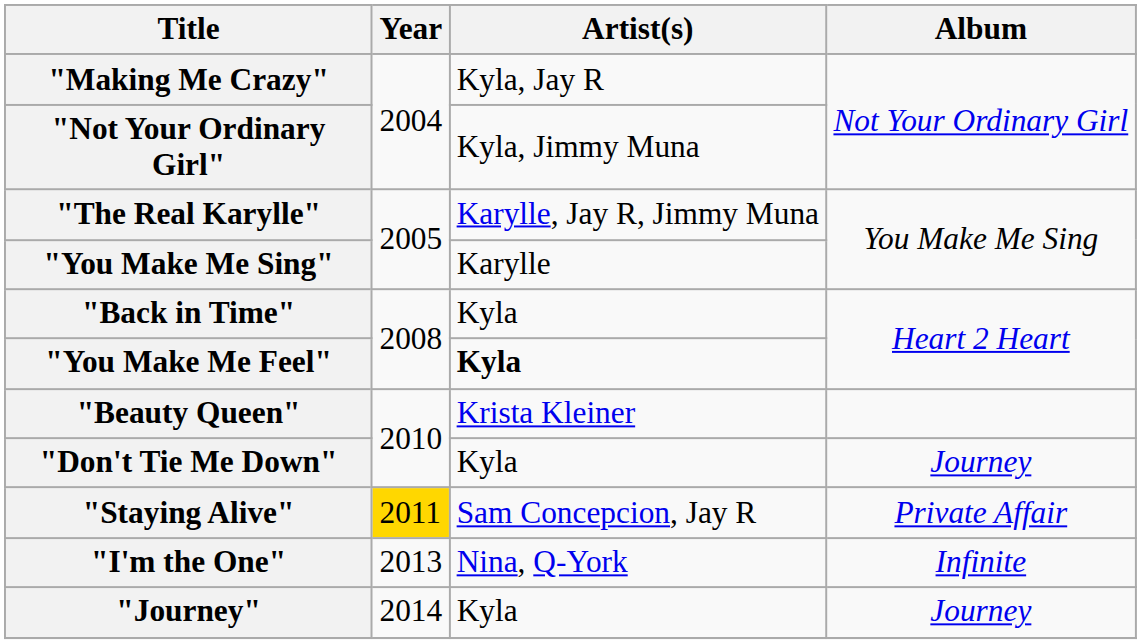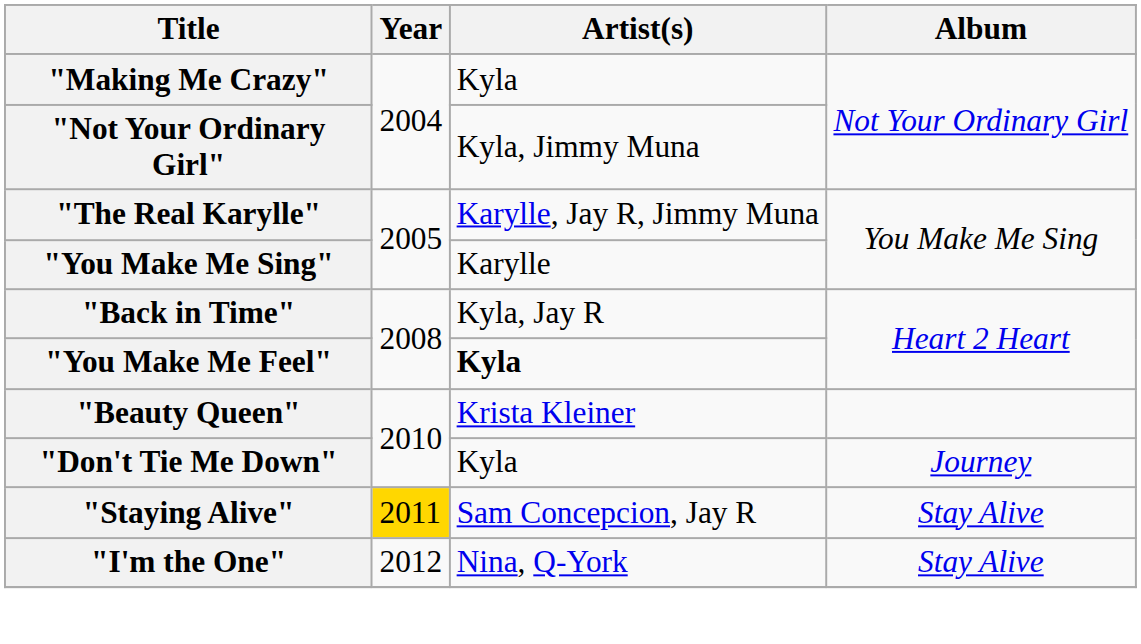(530, 79) Kyla, Jay R -> (487, 79) Kyla
(487, 313) Kyla -> (530, 313) Kyla, Jay R
(981, 512) Private Affair -> (981, 512) Stay Alive
(411, 561) 2013 -> (411, 561) 2012
(981, 561) Infinite -> (981, 561) Stay Alive
- row: (189, 611)
